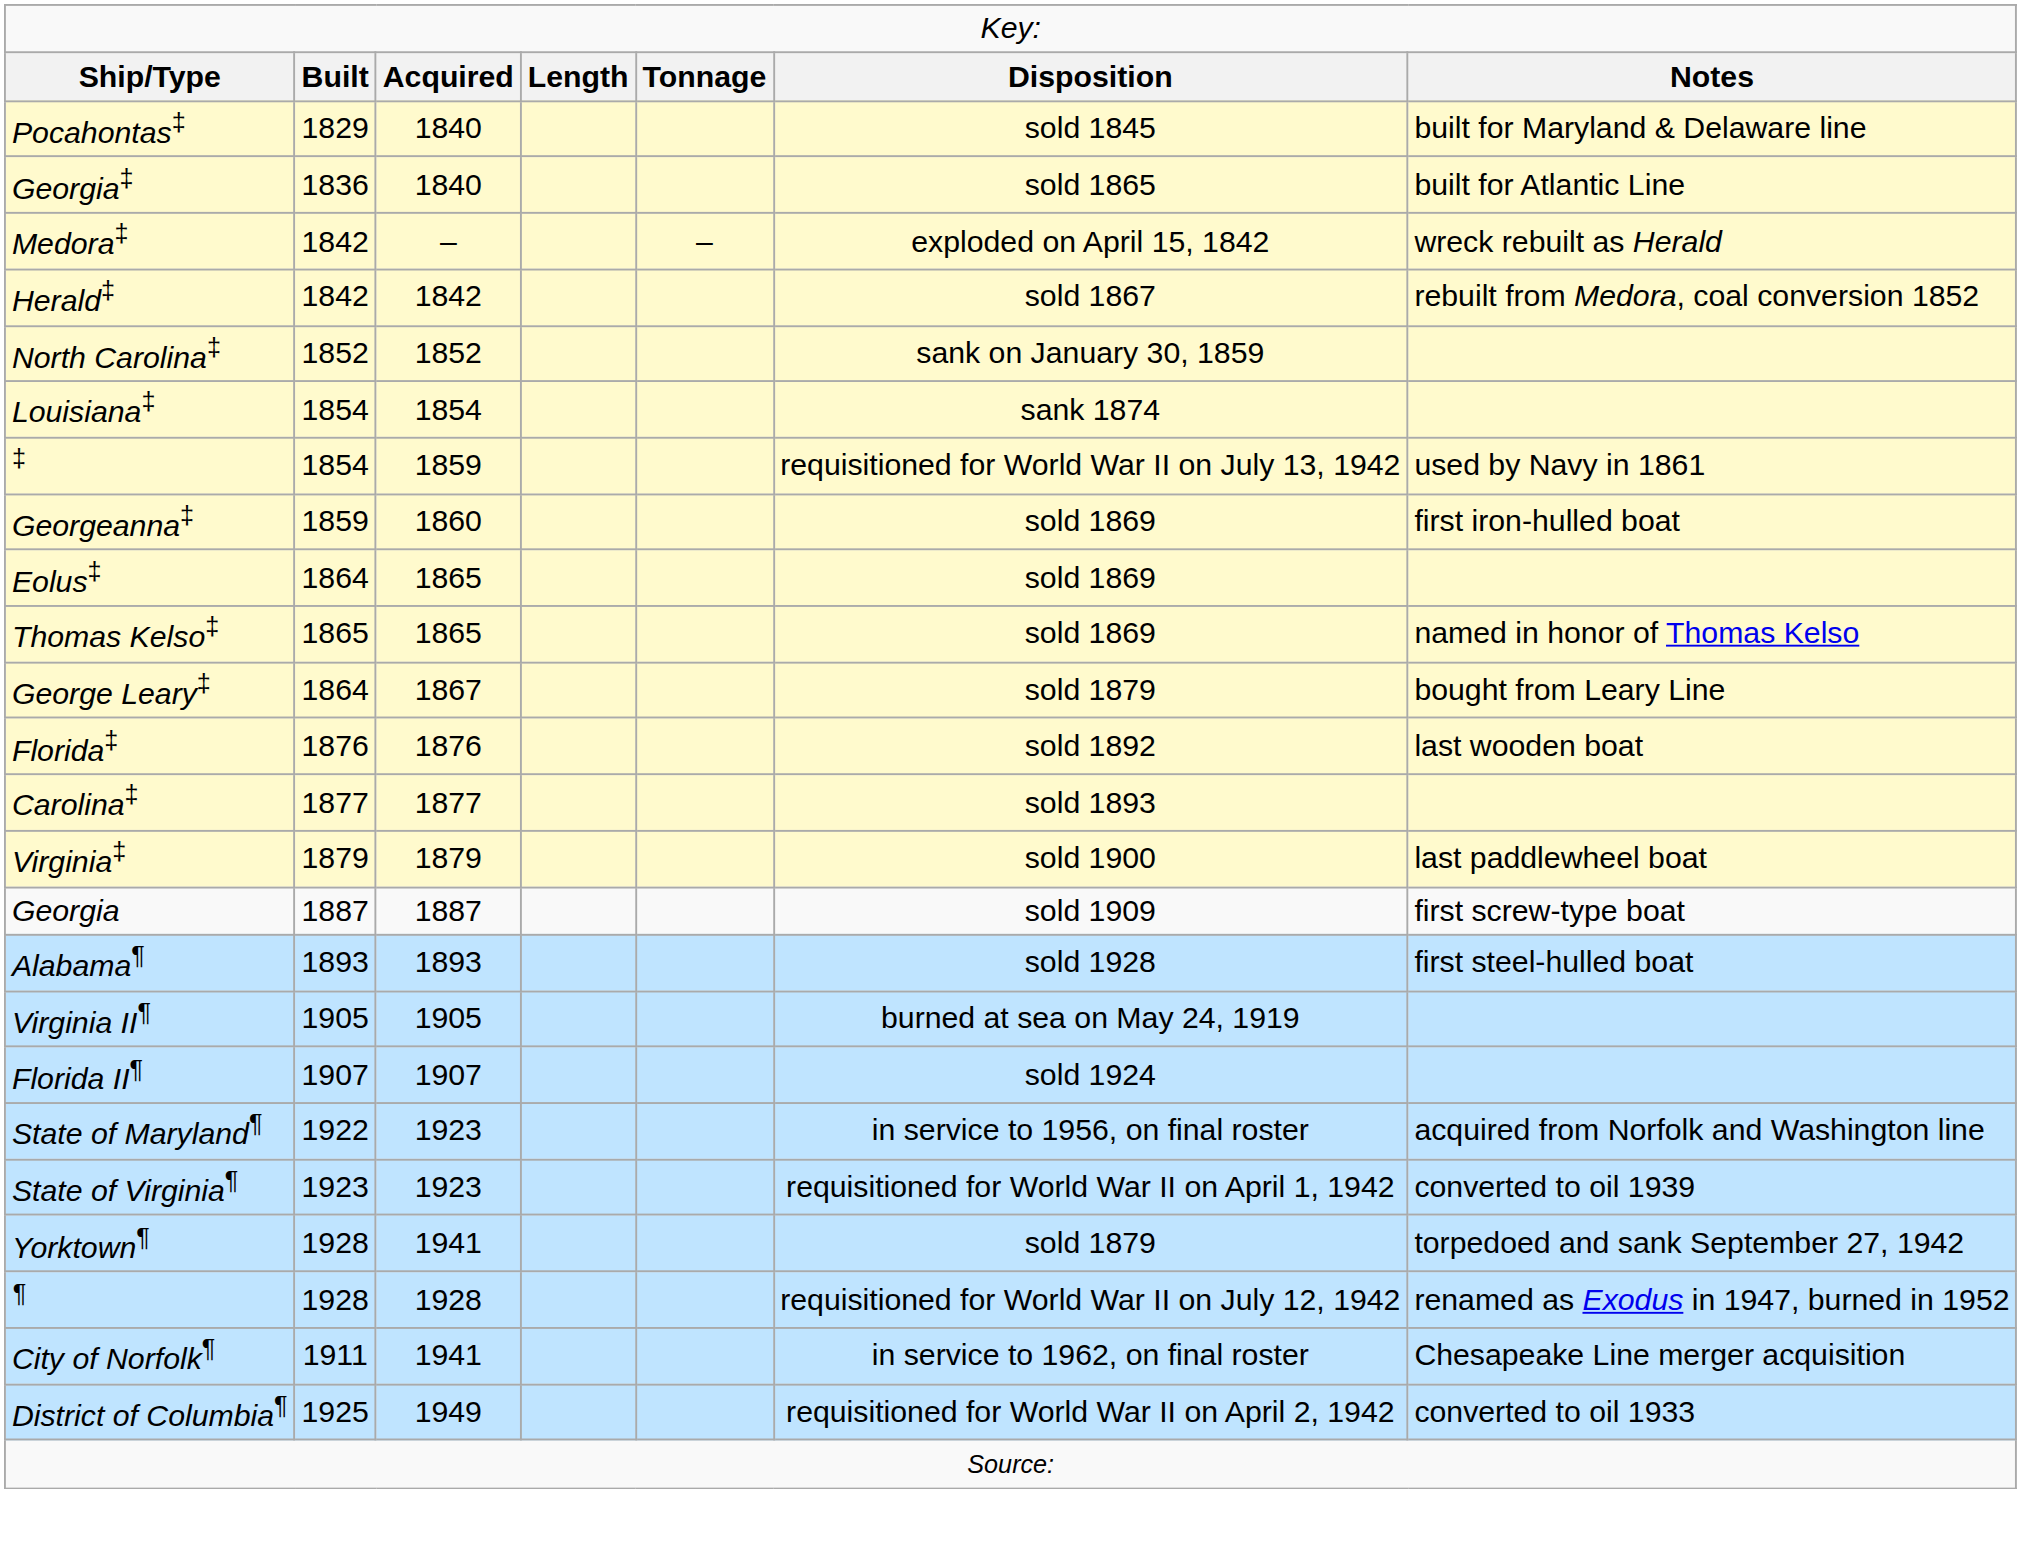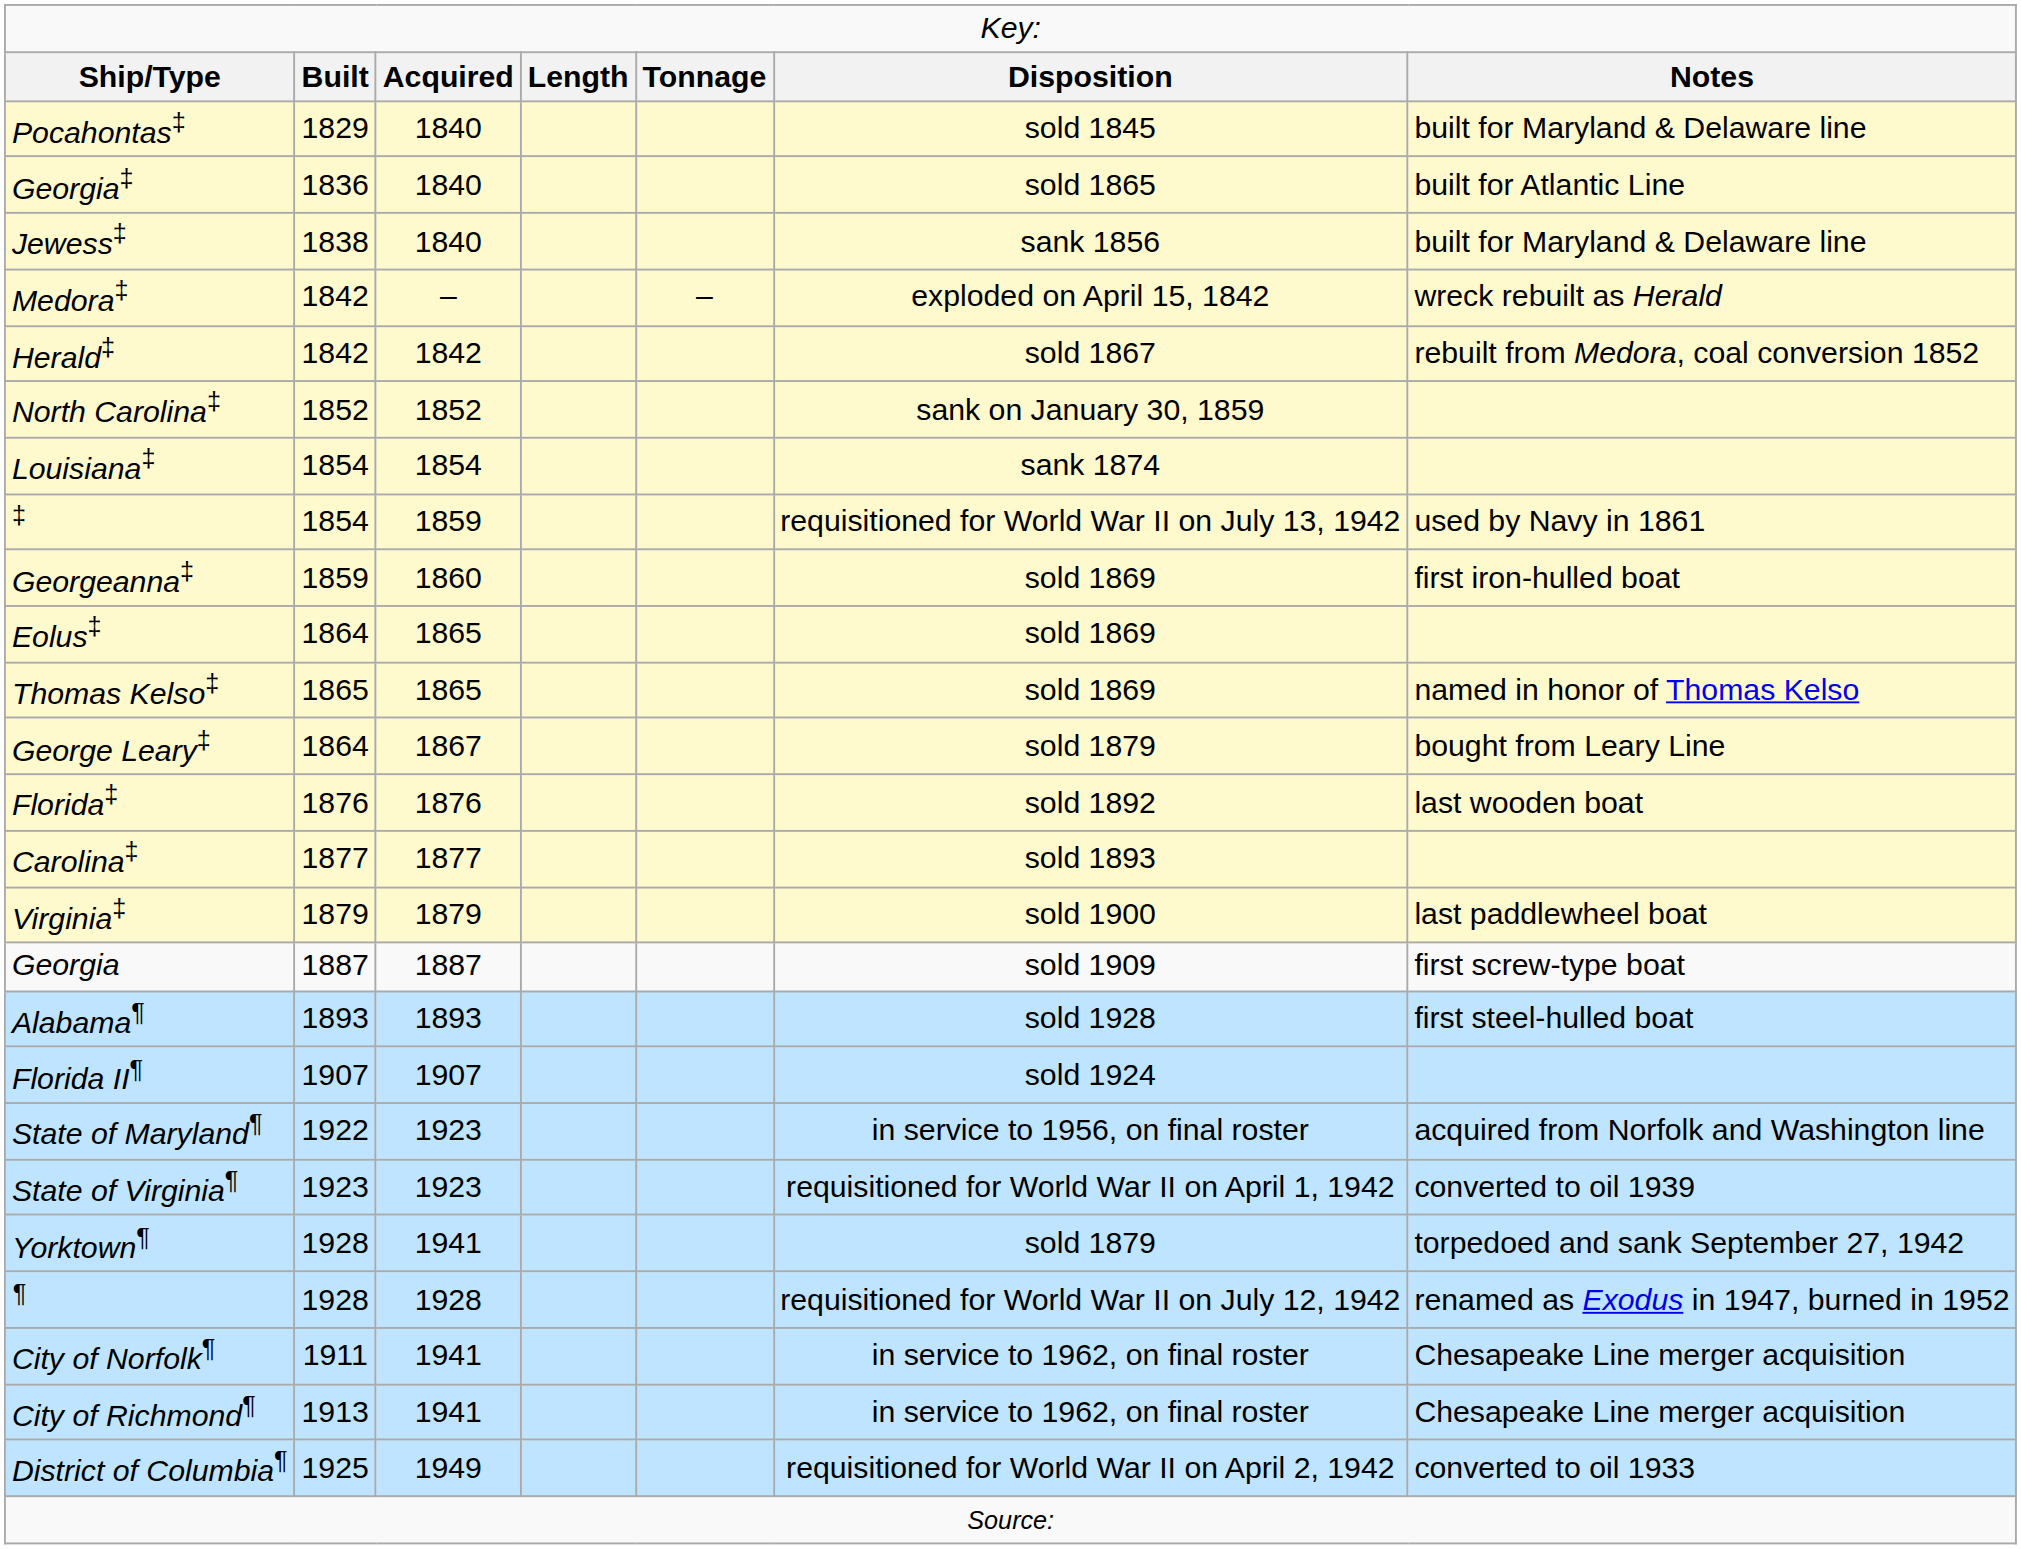+ row: (69, 240)
- row: (81, 1018)
+ row: (134, 1411)
